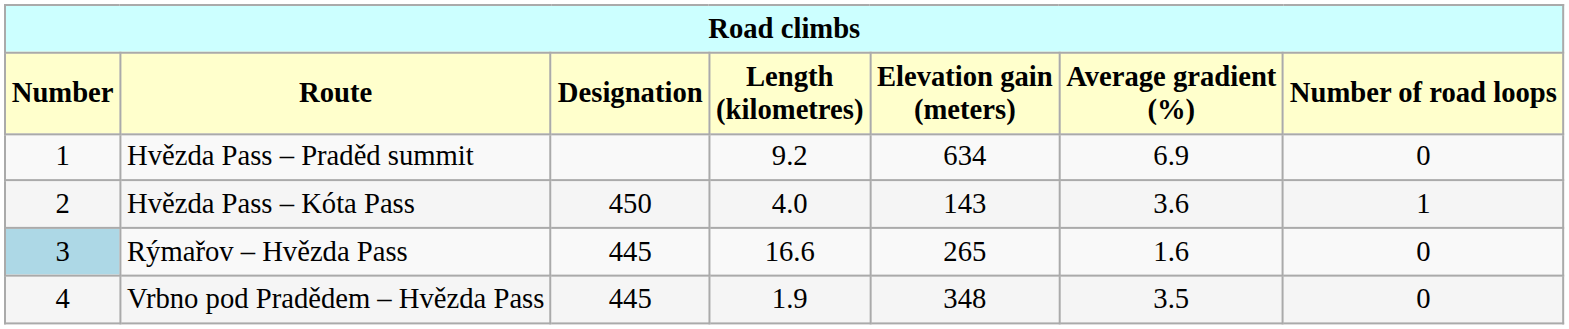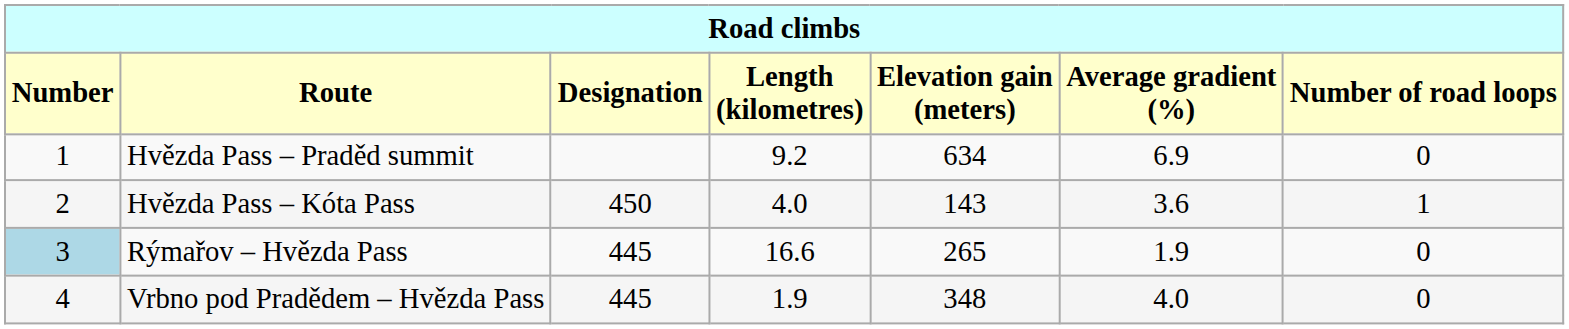(1171, 251) 1.6 -> (1171, 251) 1.9
(1171, 298) 3.5 -> (1171, 298) 4.0
